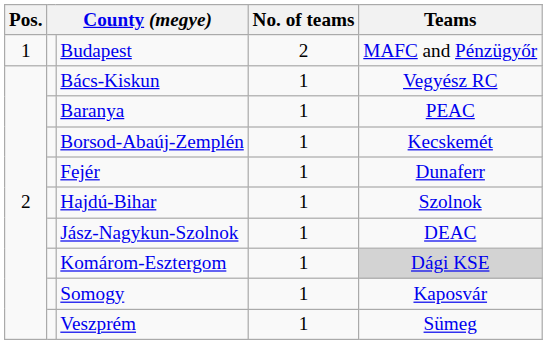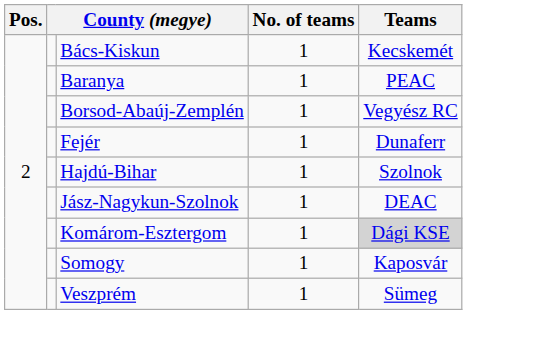- row: (96, 50)
(450, 80) Vegyész RC -> (410, 50) Kecskemét
(450, 141) Kecskemét -> (410, 111) Vegyész RC
